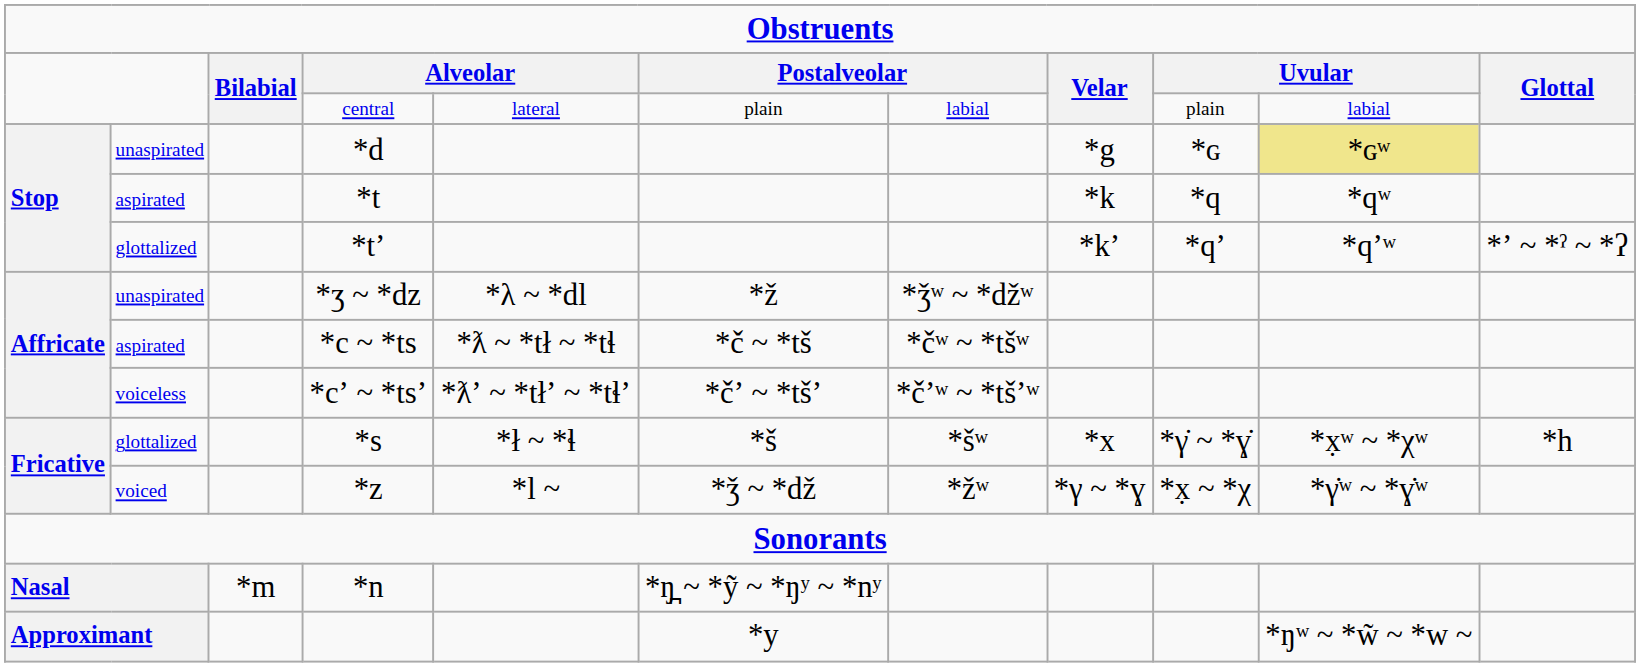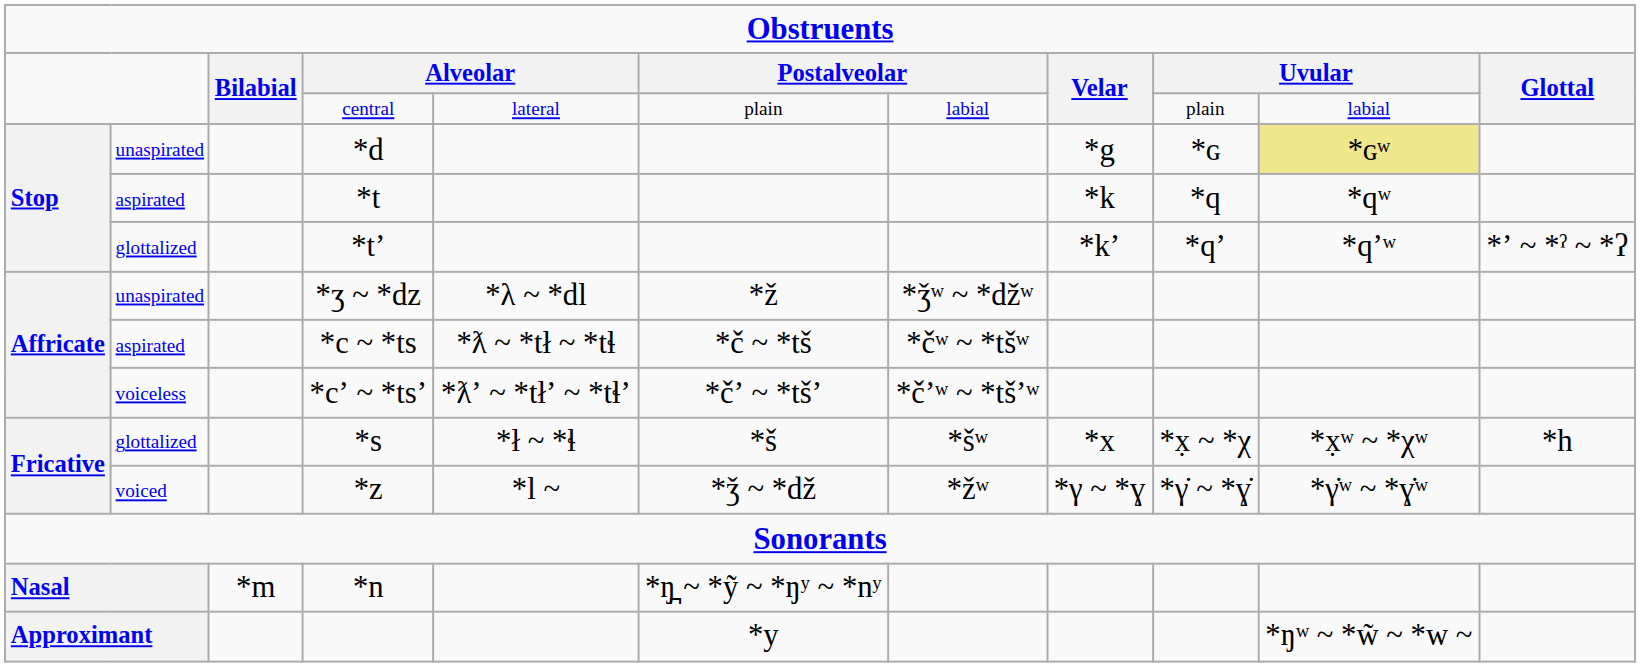(1205, 441) *γ̇ ~ *ɣ̇ -> (1205, 441) *x̣ ~ *χ
(1205, 489) *x̣ ~ *χ -> (1205, 489) *γ̇ ~ *ɣ̇
